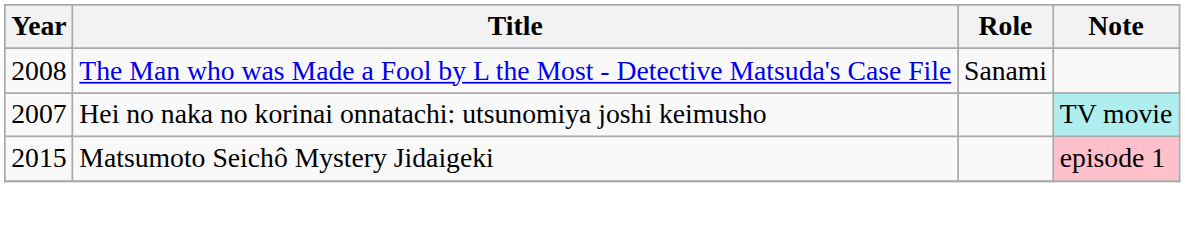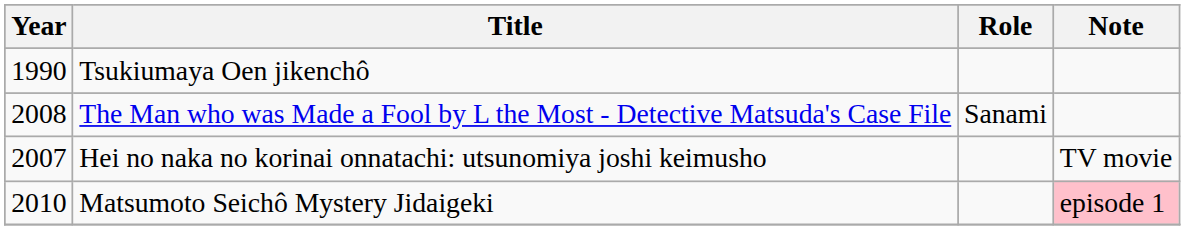+ row: (224, 70)
(1116, 114) paleturquoise background -> (1116, 158) no background
(39, 158) 2015 -> (39, 202) 2010
